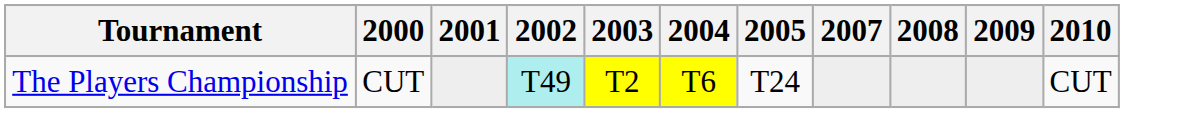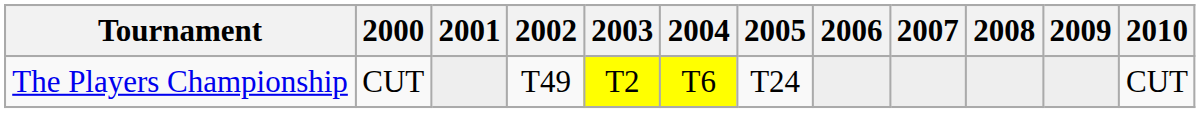+ column: (851, 30)
(546, 81) paleturquoise background -> (546, 81) no background
